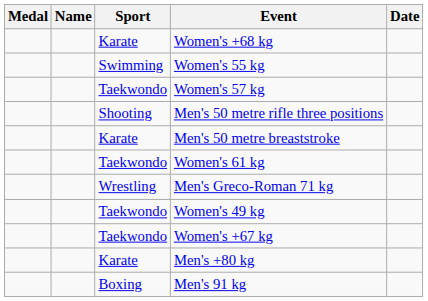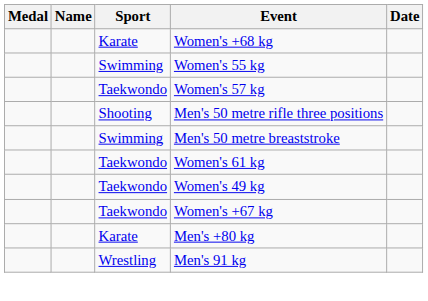(118, 138) Karate -> (131, 138) Swimming
- row: (254, 187)
(120, 284) Boxing -> (127, 259) Wrestling
